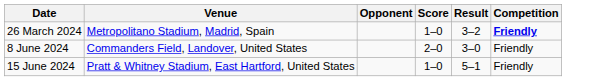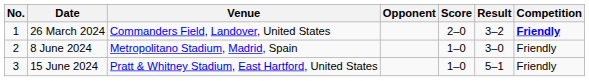+ column: (16, 13)
(181, 31) Metropolitano Stadium, Madrid, Spain -> (220, 31) Commanders Field, Landover, United States
(433, 31) 1–0 -> (456, 31) 2–0
(197, 48) Commanders Field, Landover, United States -> (204, 48) Metropolitano Stadium, Madrid, Spain
(433, 48) 2–0 -> (456, 48) 1–0
